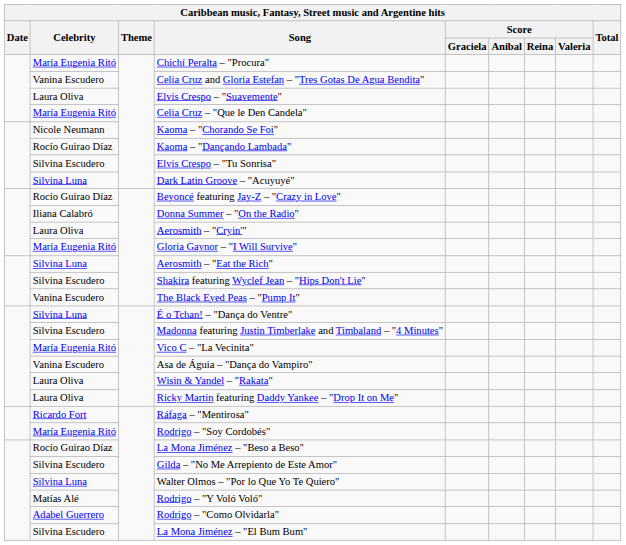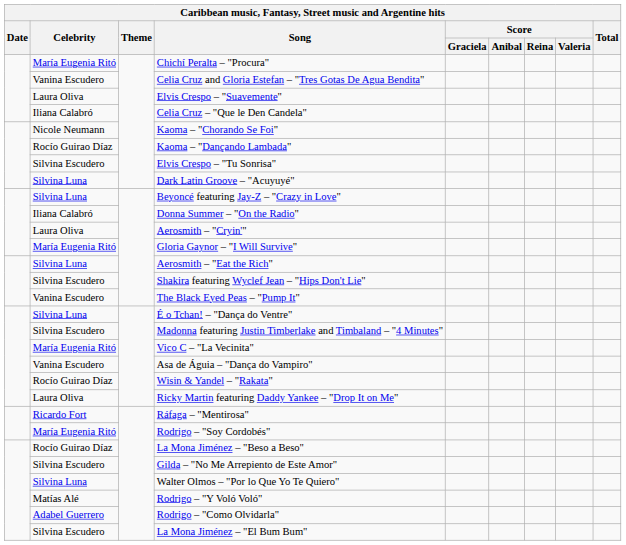(74, 113) María Eugenia Ritó -> (63, 113) Iliana Calabró
(73, 197) Rocío Guirao Díaz -> (60, 197) Silvina Luna
(58, 381) Laura Oliva -> (73, 381) Rocío Guirao Díaz
